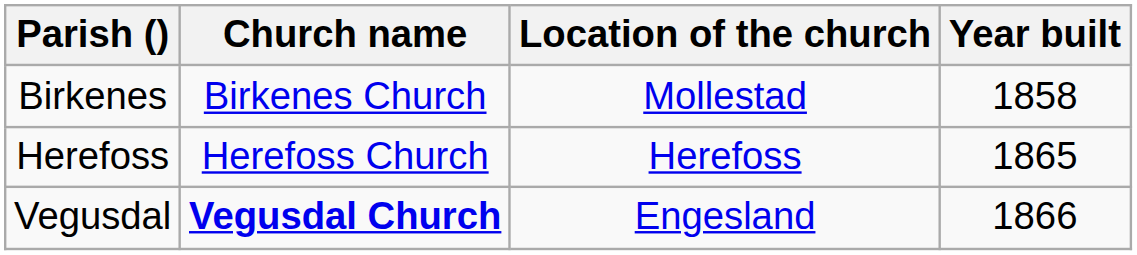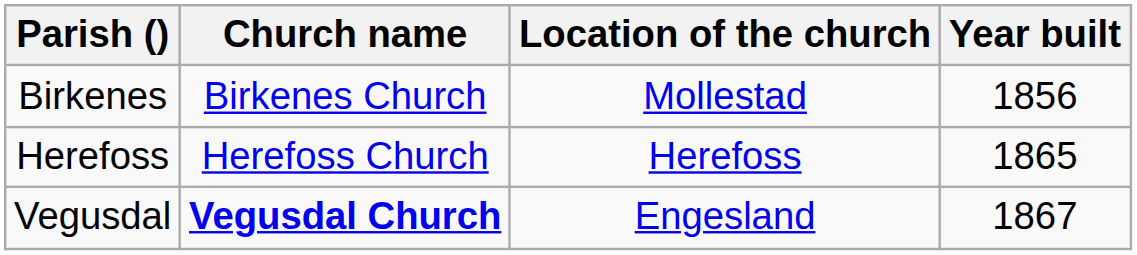(1035, 95) 1858 -> (1035, 95) 1856
(1035, 216) 1866 -> (1035, 216) 1867
